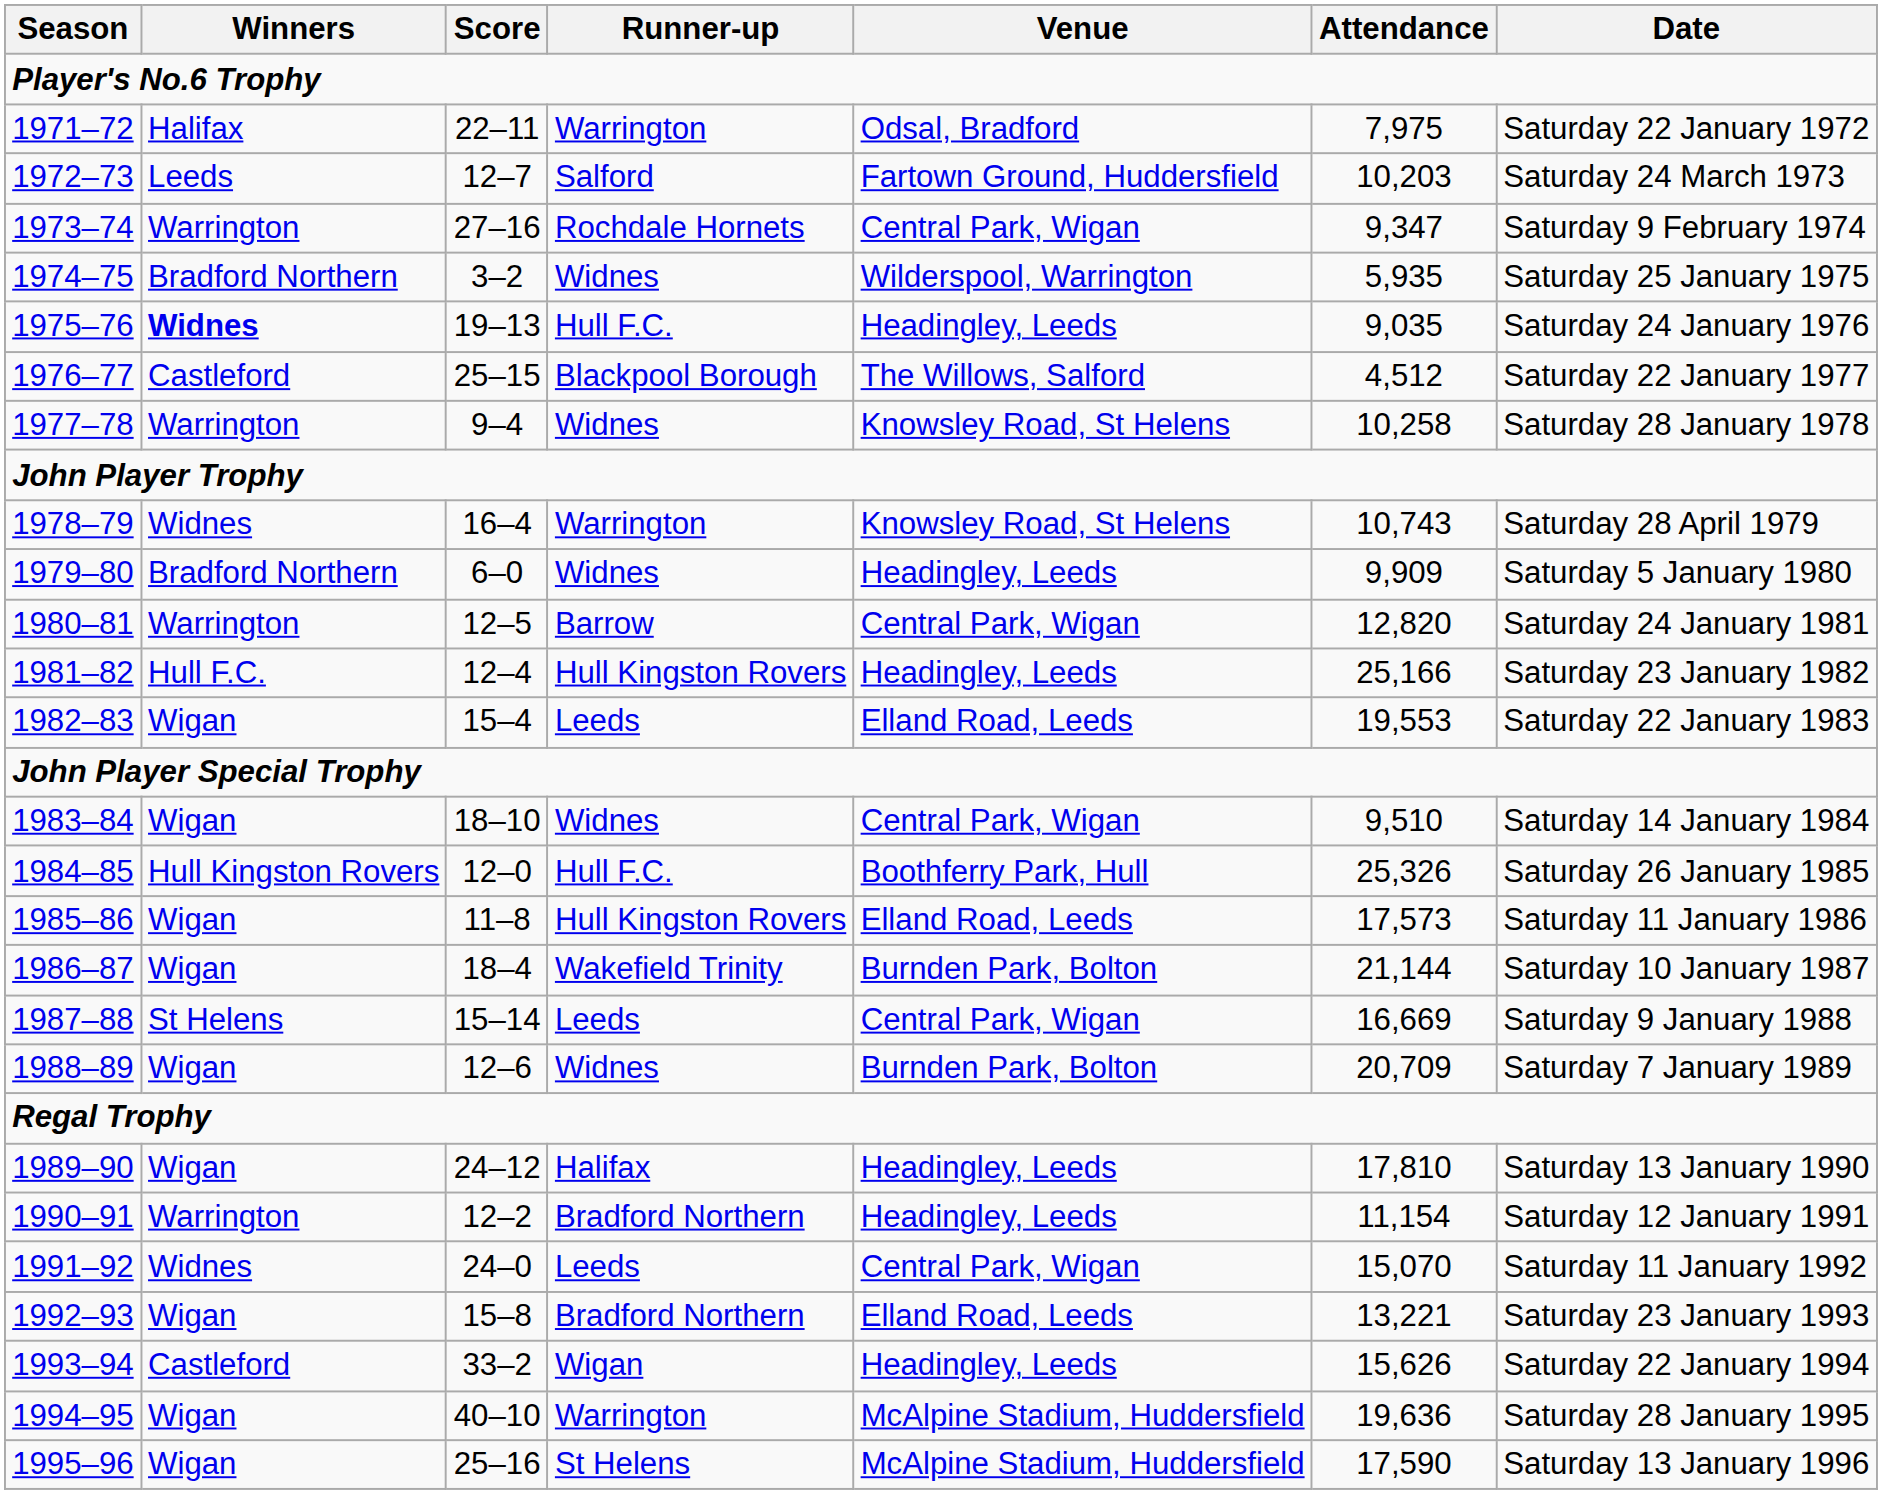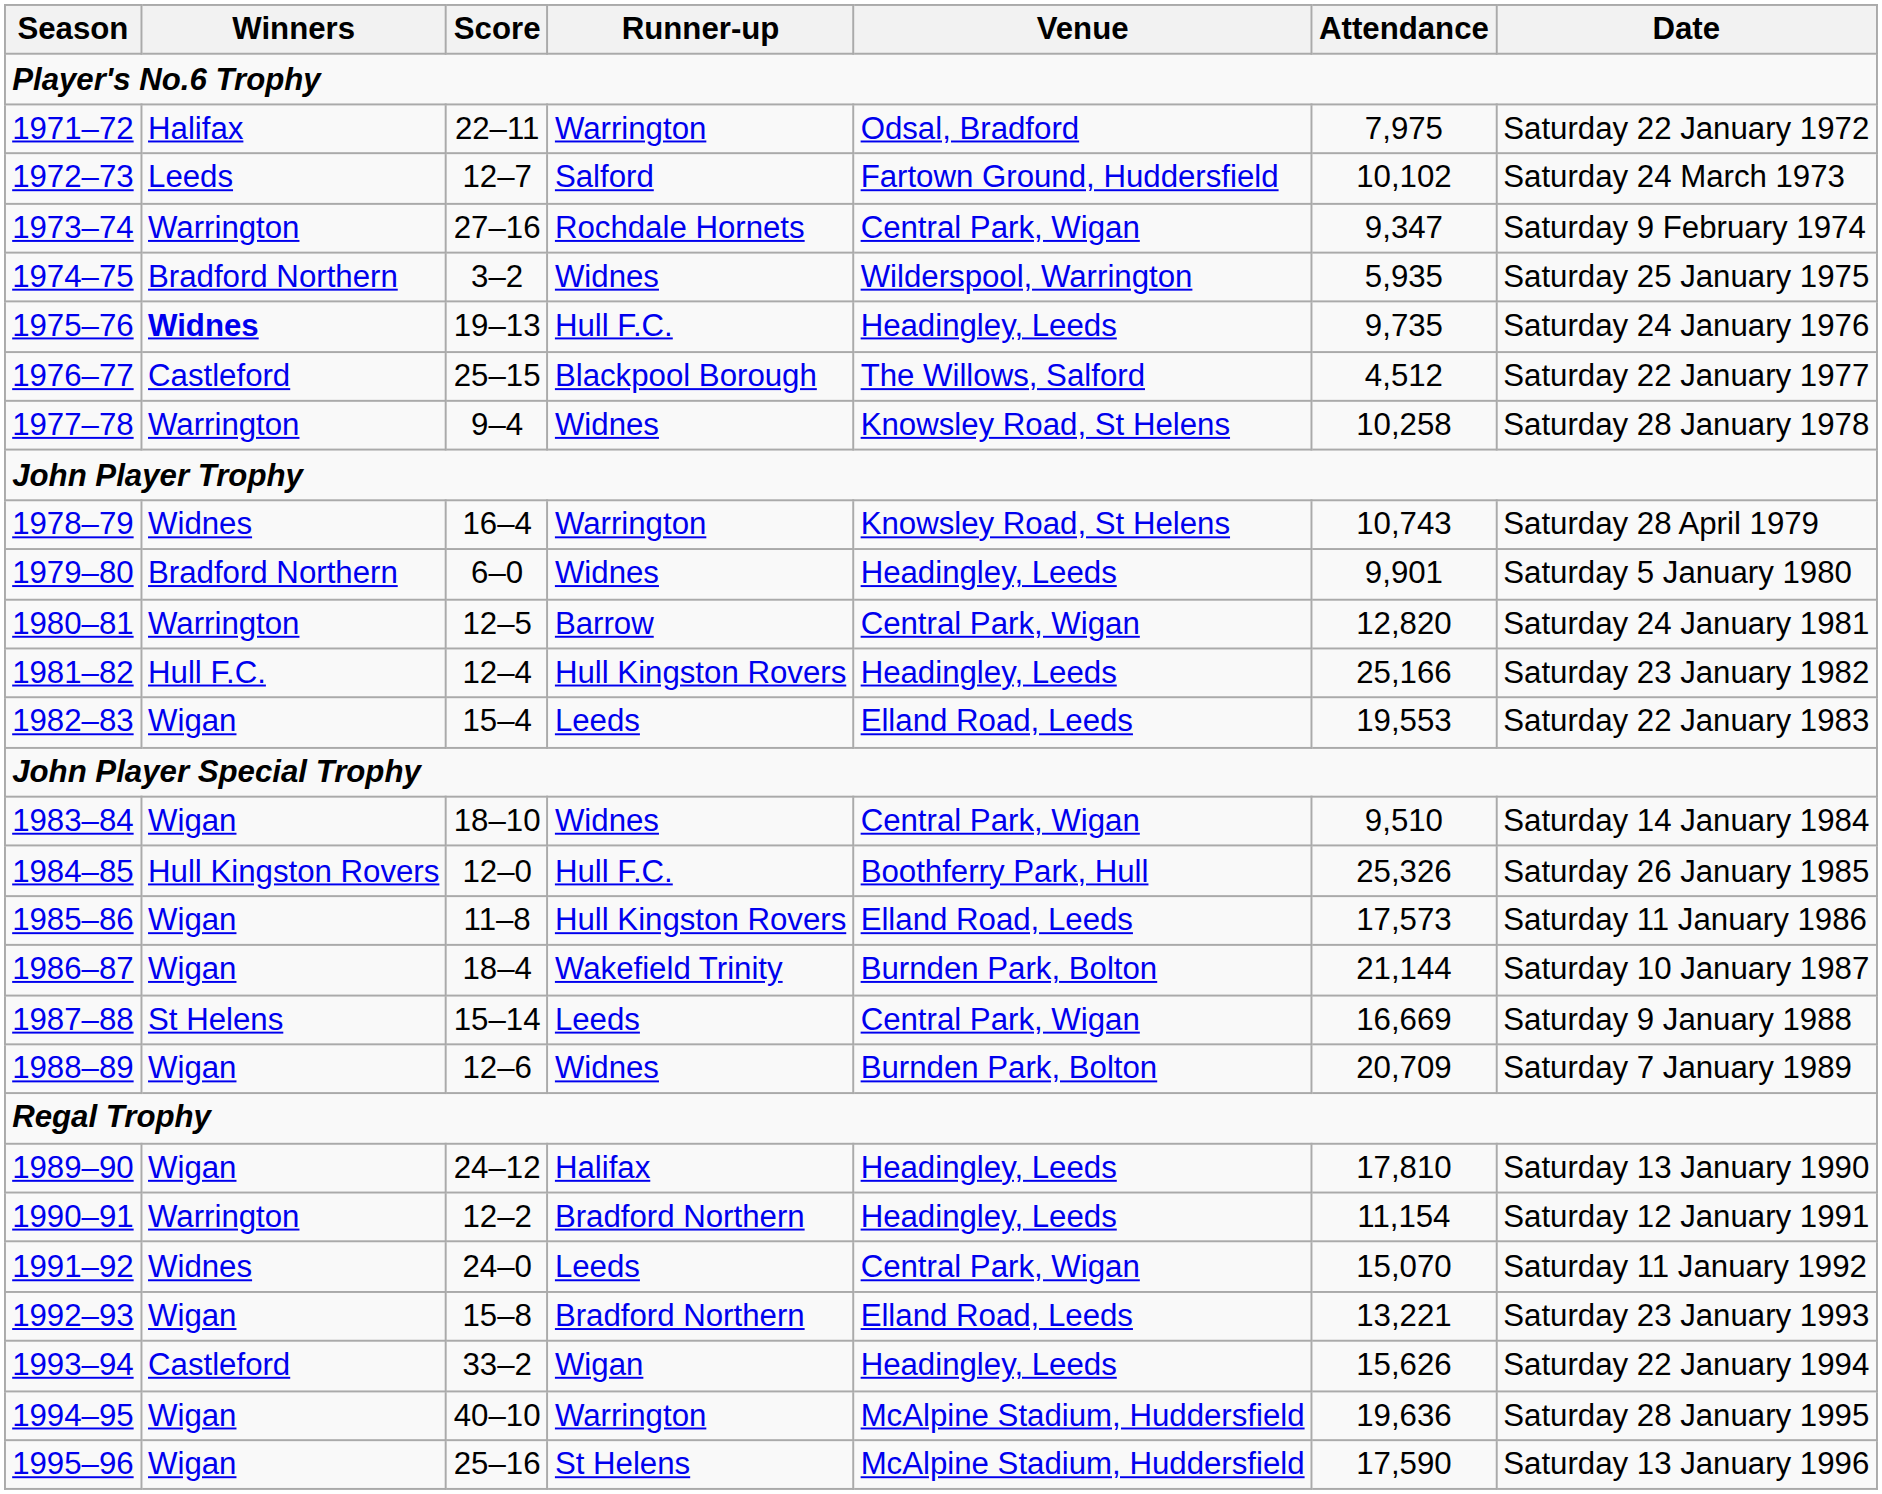(1404, 177) 10,203 -> (1404, 177) 10,102
(1404, 326) 9,035 -> (1404, 326) 9,735
(1404, 573) 9,909 -> (1404, 573) 9,901
